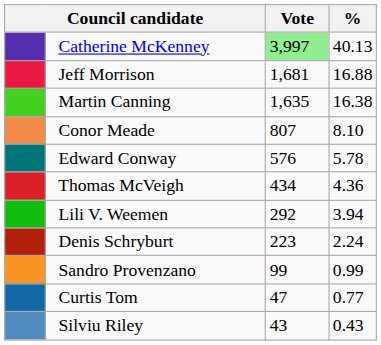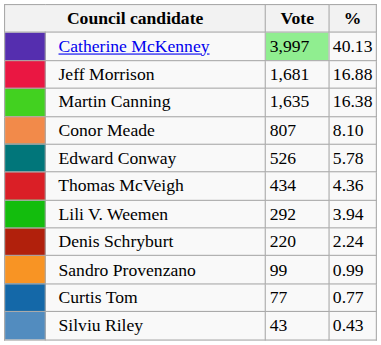(283, 158) 576 -> (283, 158) 526
(283, 241) 223 -> (283, 241) 220
(279, 297) 47 -> (279, 297) 77
